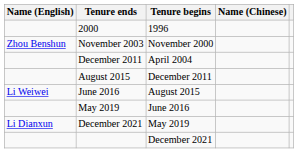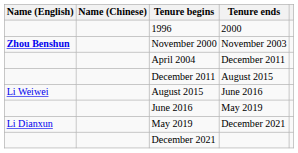columns swapped: (252, 12) <-> (111, 12)
(36, 44) normal -> (38, 44) bold
